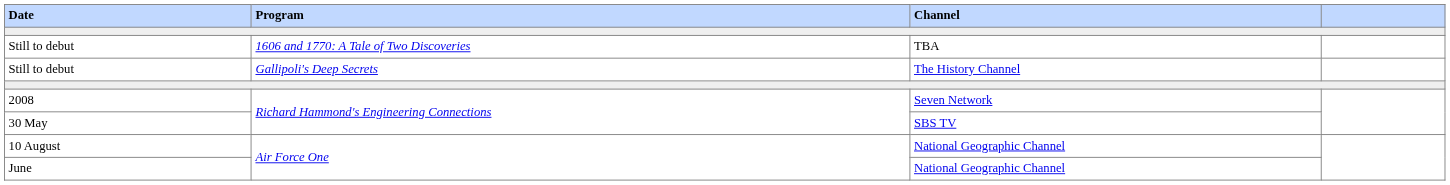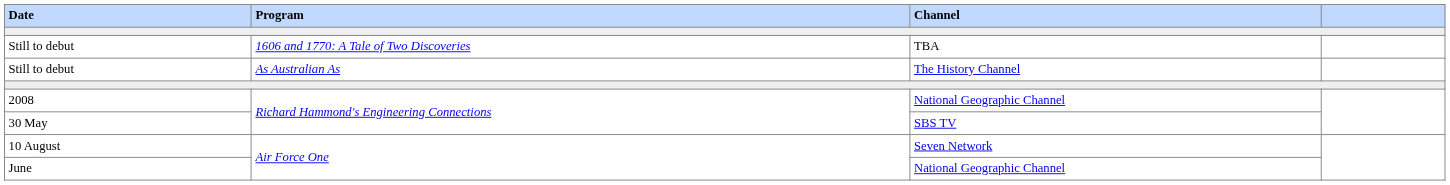- row: (41, 69)
+ row: (41, 69)
(953, 100) Seven Network -> (990, 100) National Geographic Channel
(990, 146) National Geographic Channel -> (953, 146) Seven Network
